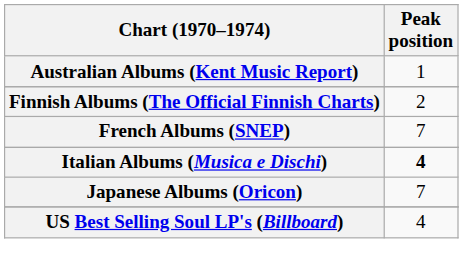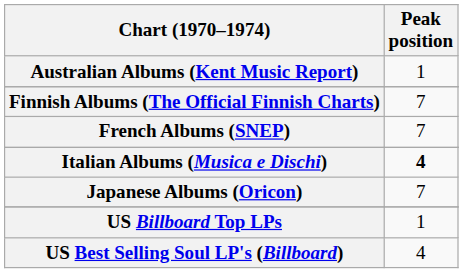(421, 101) 2 -> (421, 101) 7
+ row: (194, 222)
